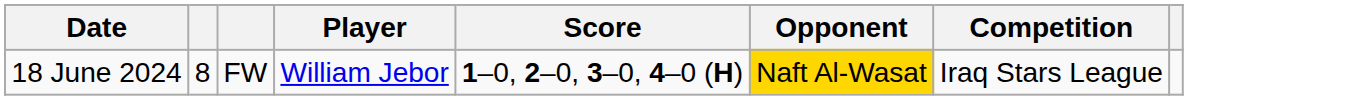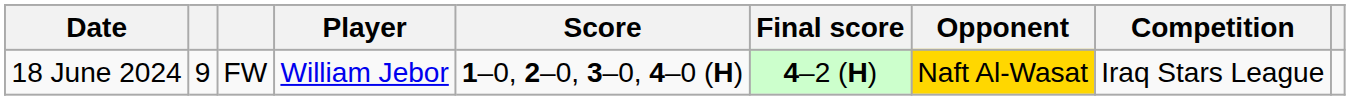+ column: (830, 28)
(203, 72) 8 -> (203, 72) 9
